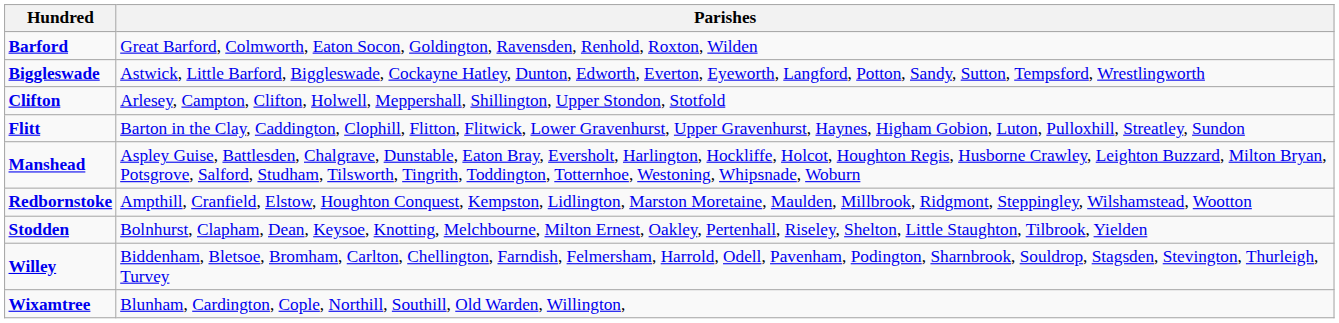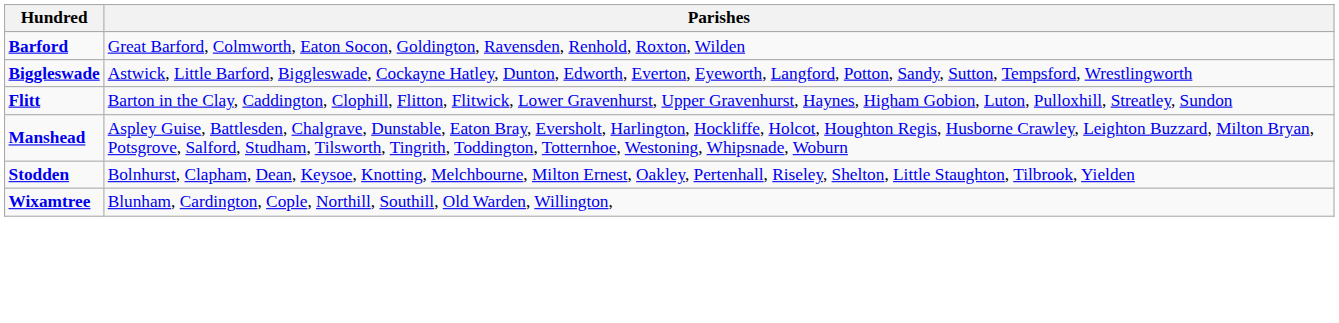- row: (34, 100)
- row: (60, 202)
- row: (32, 266)
